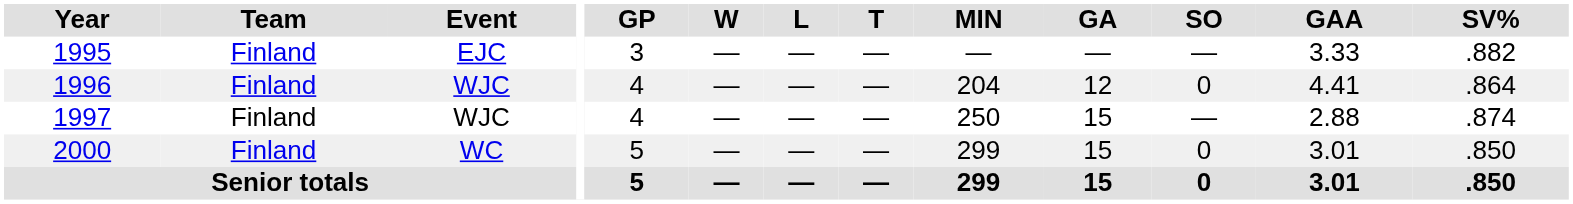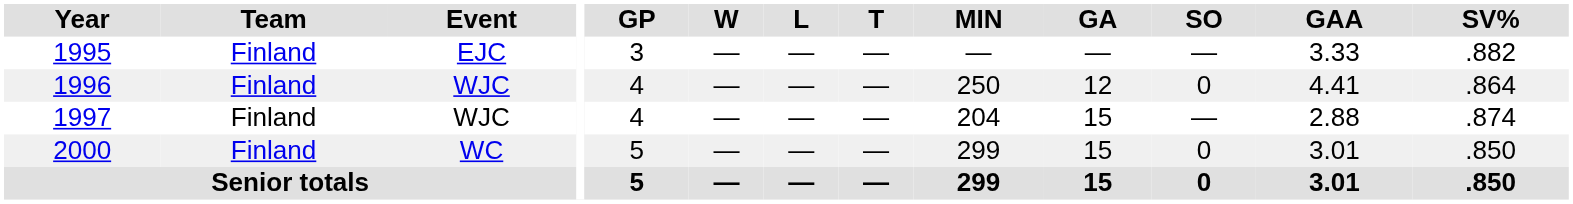(979, 85) 204 -> (979, 85) 250
(979, 117) 250 -> (979, 117) 204
